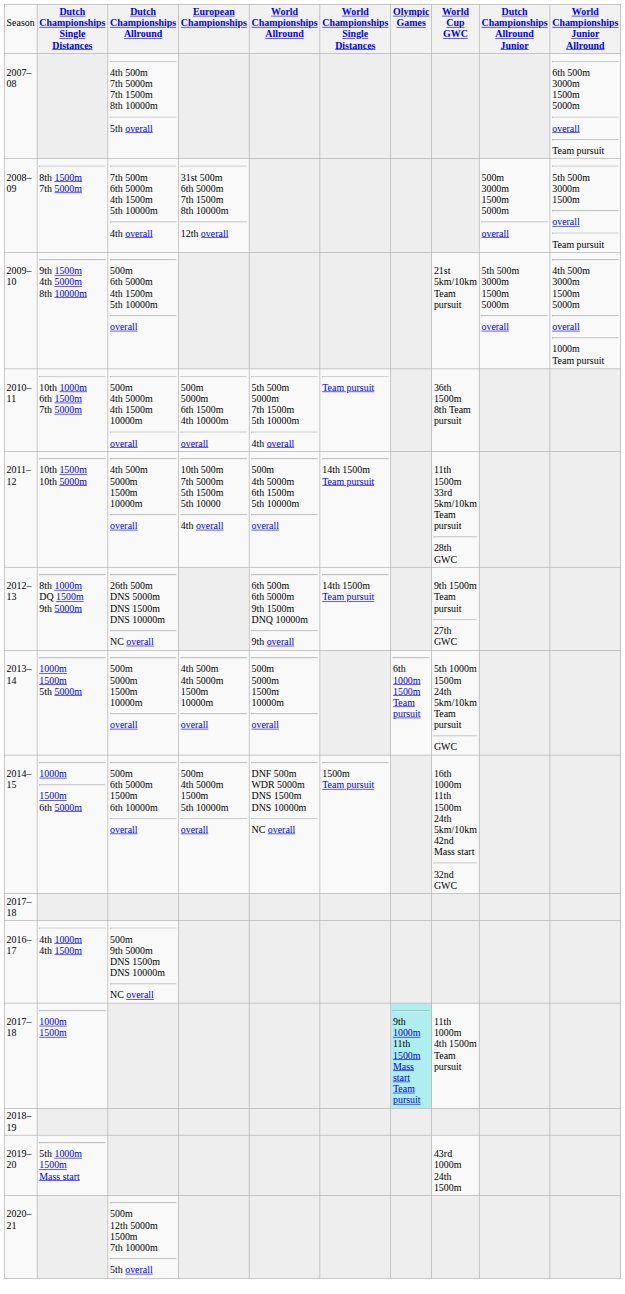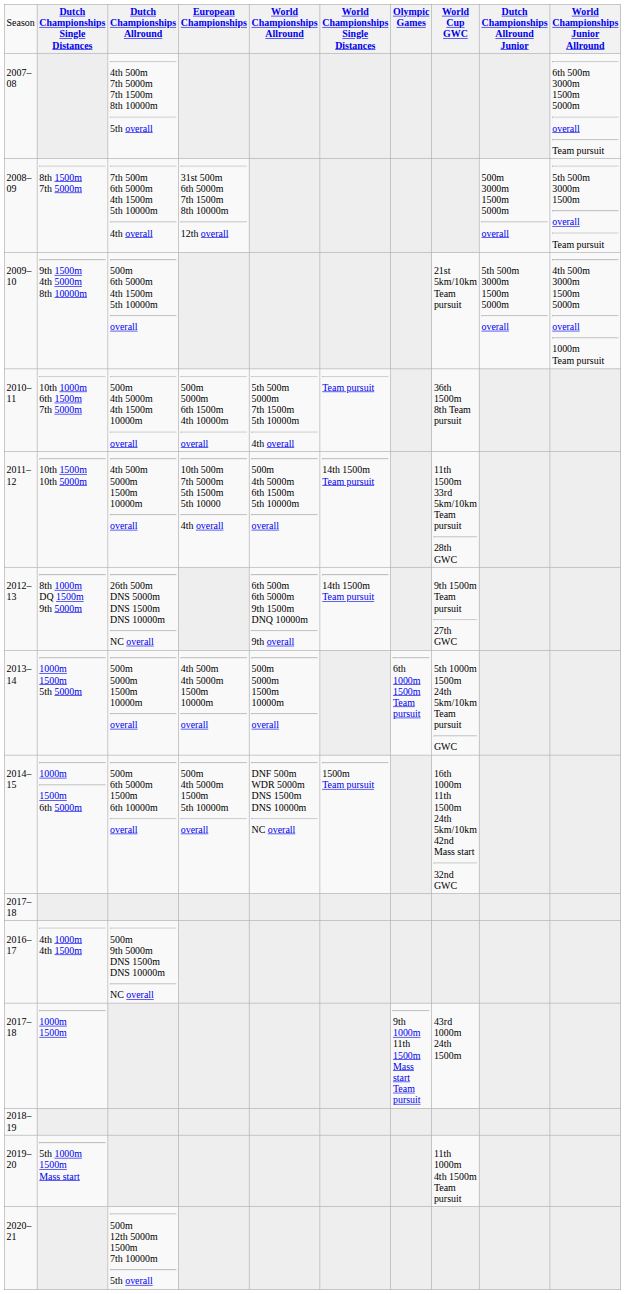(411, 1058) paleturquoise background -> (411, 1058) no background
(455, 1044) 11th 1000m 4th 1500m Team pursuit -> (448, 1039) 43rd 1000m 24th 1500m
(448, 1171) 43rd 1000m 24th 1500m -> (455, 1176) 11th 1000m 4th 1500m Team pursuit
